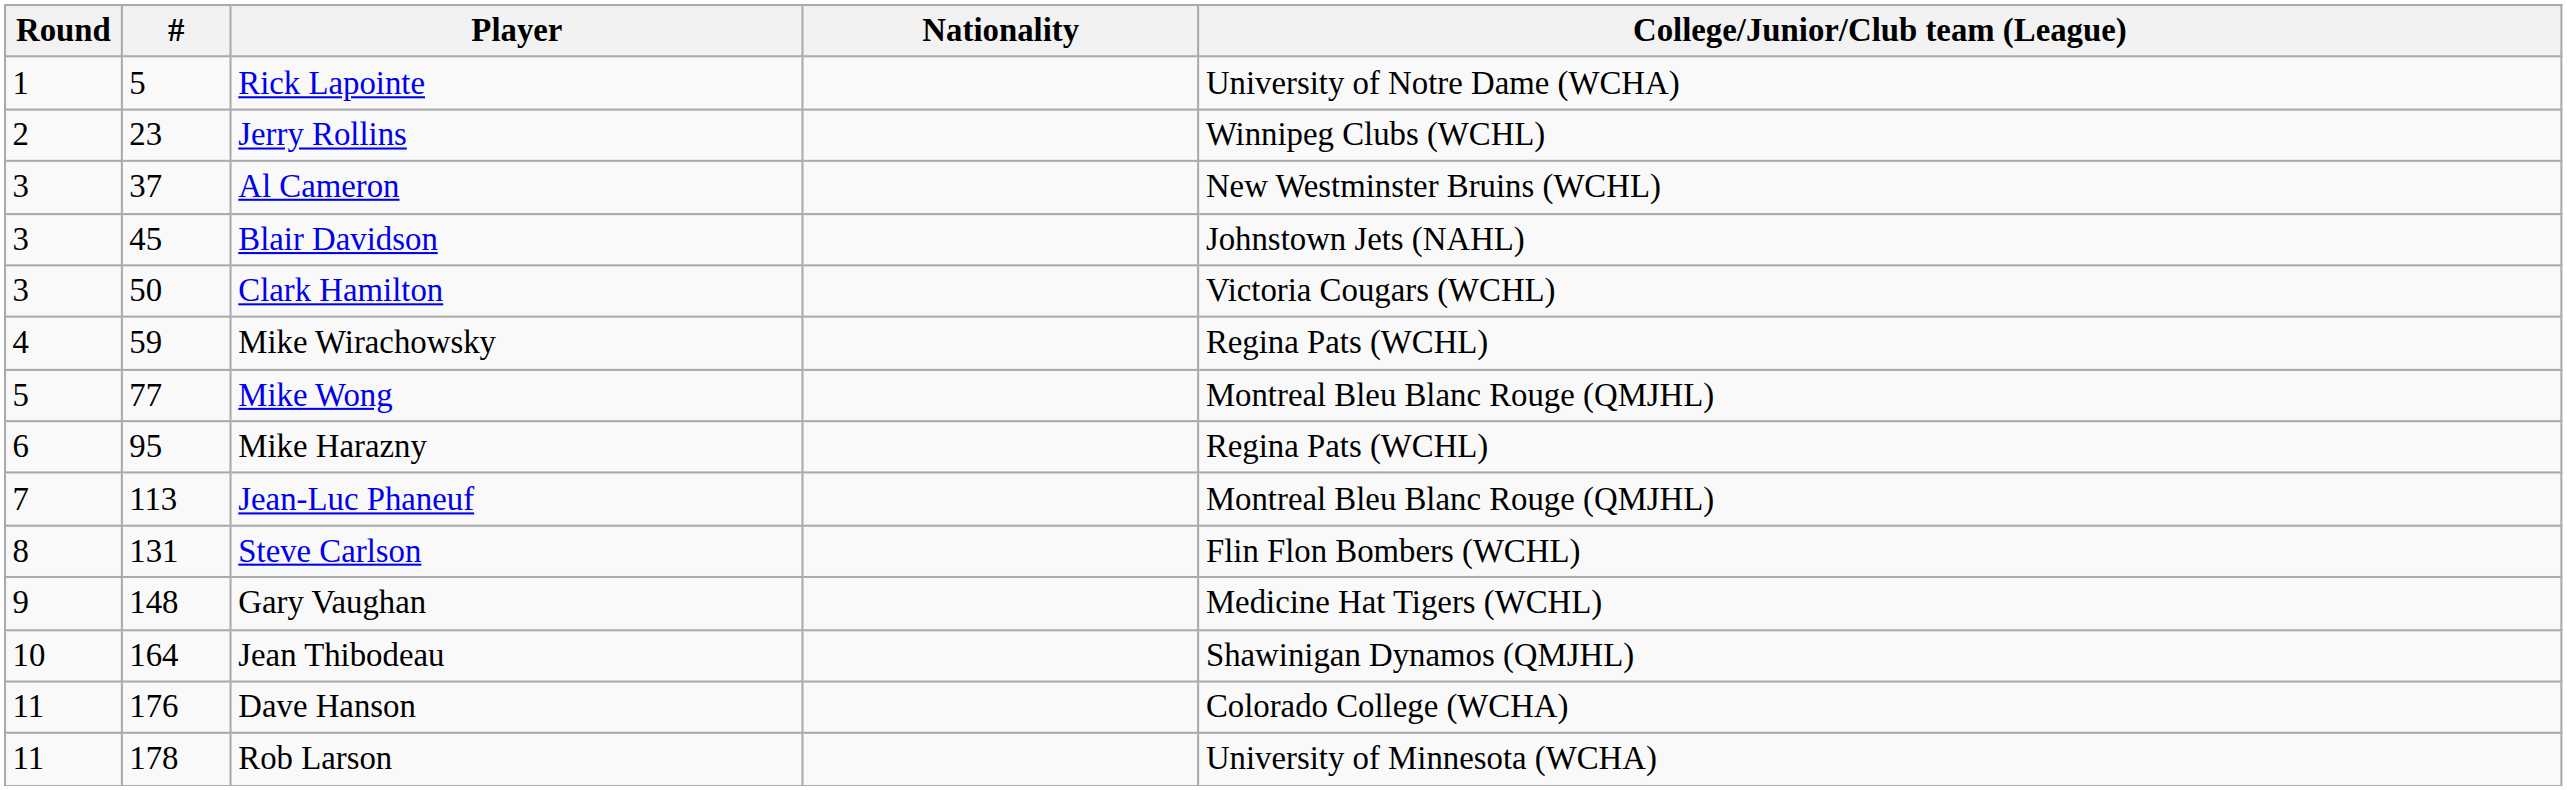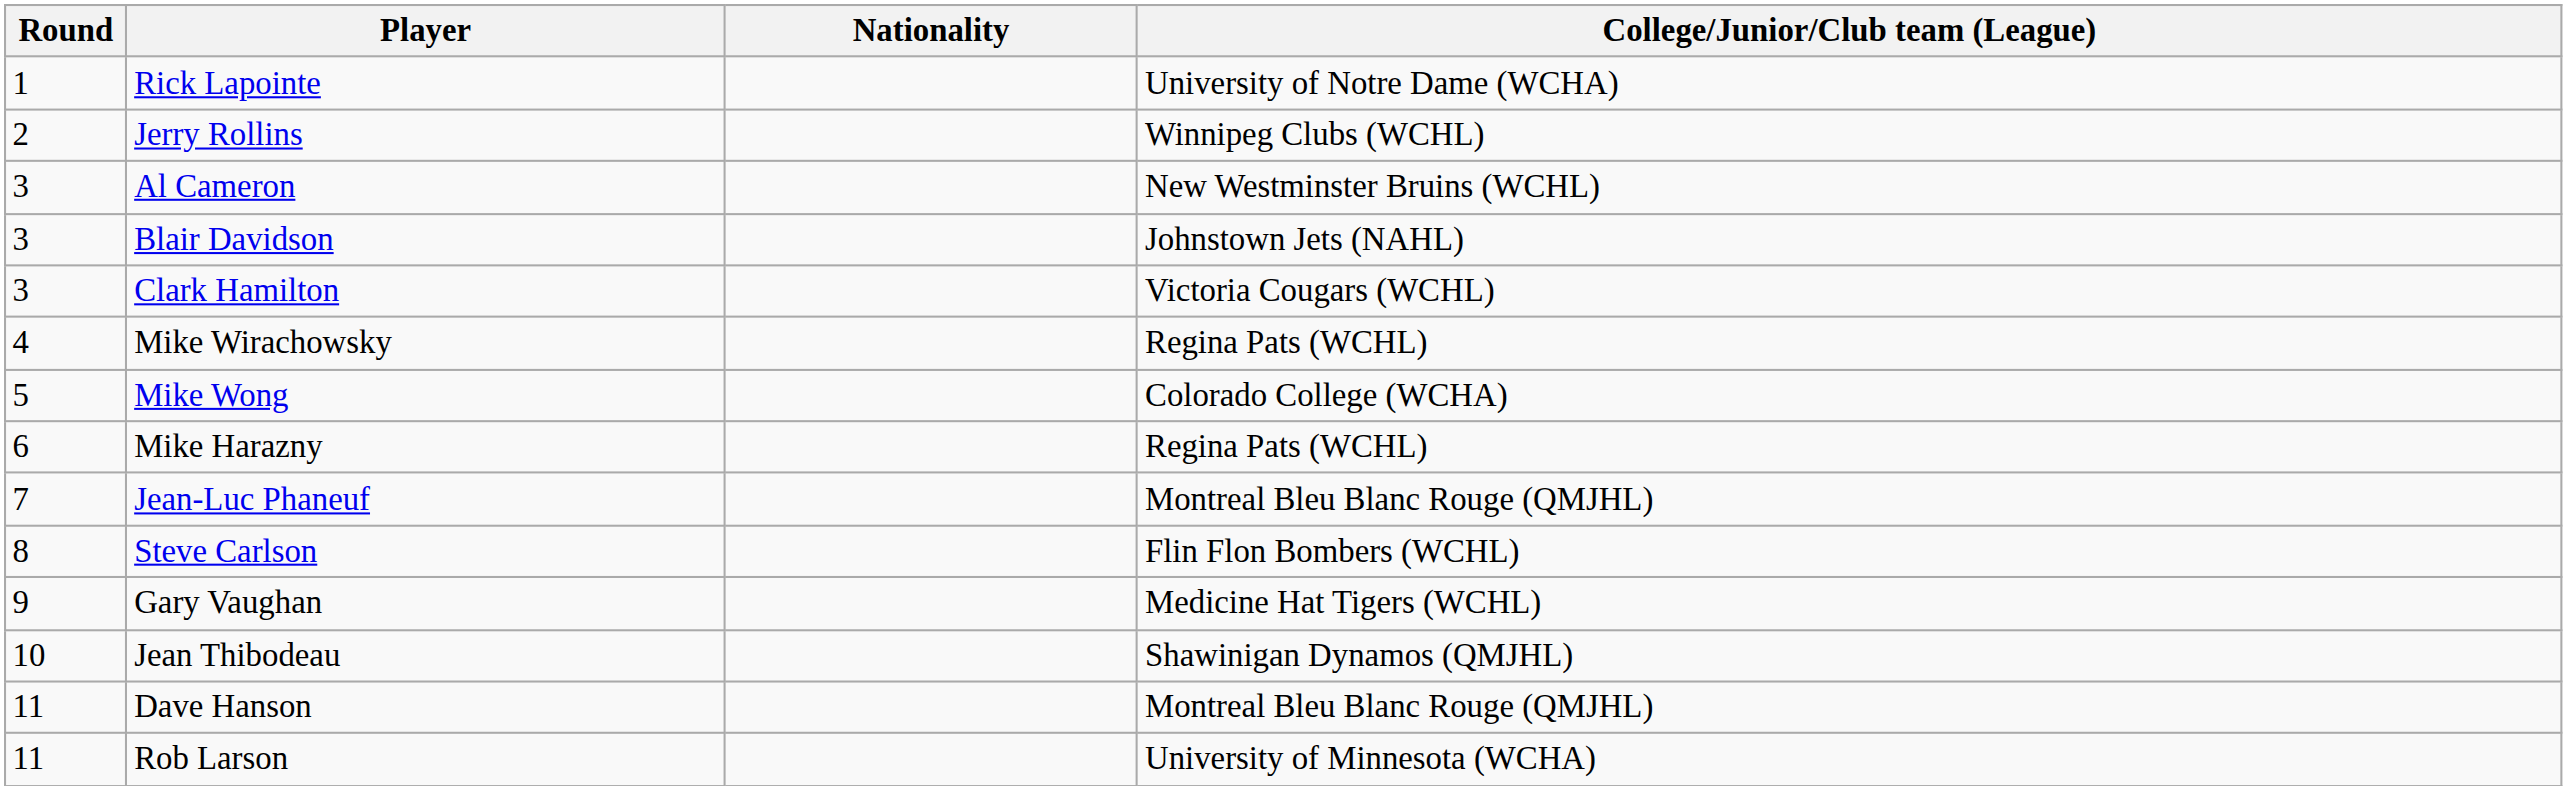- column: (176, 30)
(1460, 394) Montreal Bleu Blanc Rouge (QMJHL) -> (1326, 394) Colorado College (WCHA)
(1387, 706) Colorado College (WCHA) -> (1399, 706) Montreal Bleu Blanc Rouge (QMJHL)
